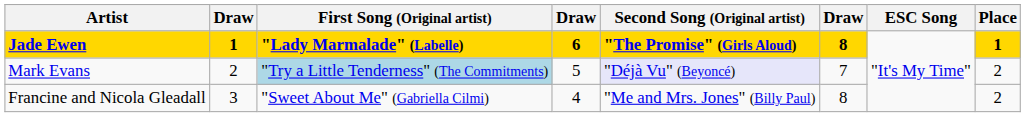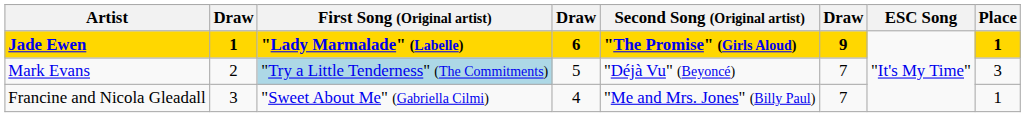(843, 44) 8 -> (843, 44) 9
(670, 71) lavender background -> (670, 71) no background
(998, 71) 2 -> (998, 71) 3
(843, 97) 8 -> (843, 97) 7
(998, 97) 2 -> (998, 97) 1
